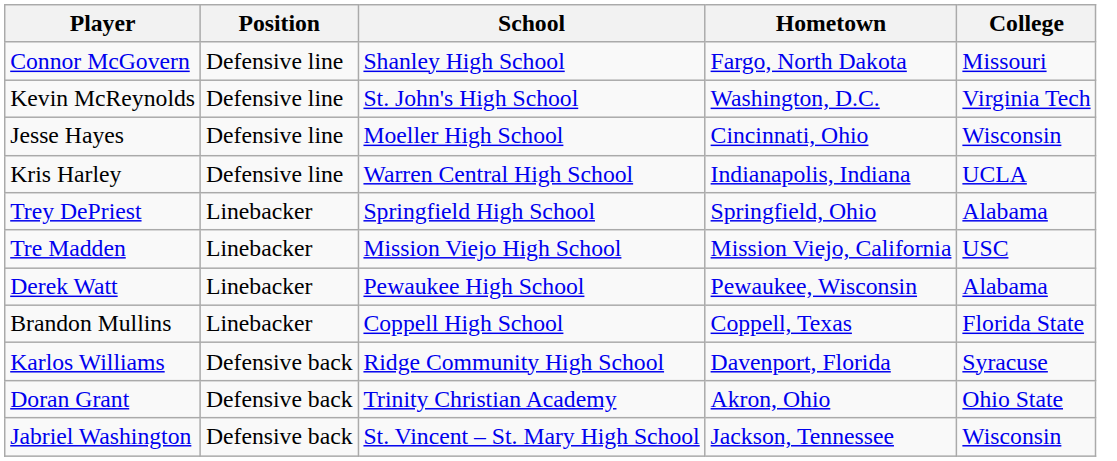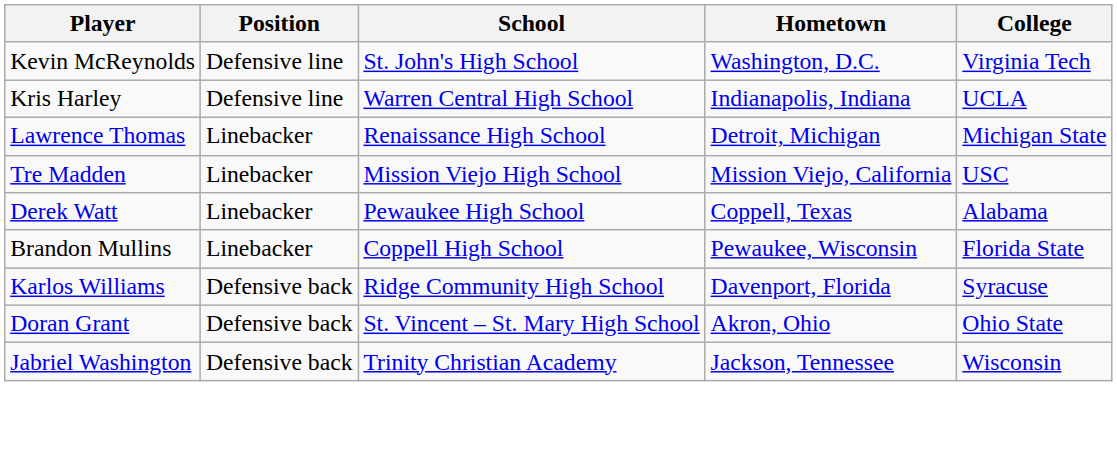- row: (100, 60)
- row: (67, 135)
- row: (76, 211)
+ row: (98, 135)
(814, 286) Pewaukee, Wisconsin -> (781, 211) Coppell, Texas
(781, 323) Coppell, Texas -> (814, 248) Pewaukee, Wisconsin
(490, 398) Trinity Christian Academy -> (532, 323) St. Vincent – St. Mary High School
(532, 436) St. Vincent – St. Mary High School -> (490, 361) Trinity Christian Academy
